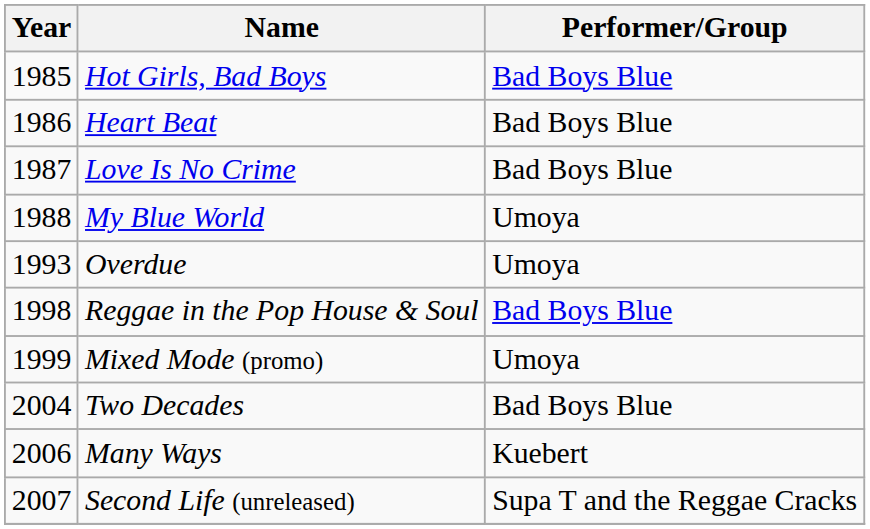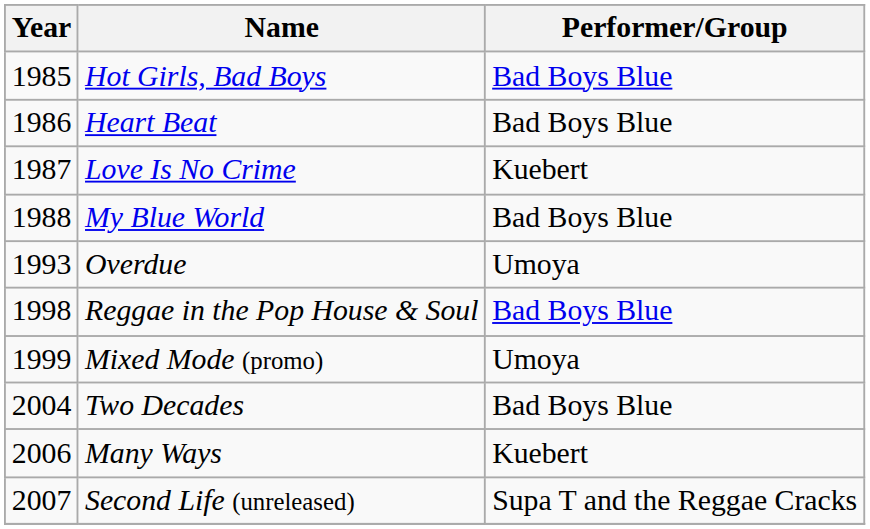(582, 169) Bad Boys Blue -> (540, 169) Kuebert
(536, 216) Umoya -> (582, 216) Bad Boys Blue
